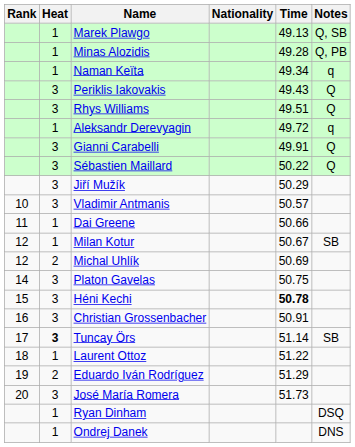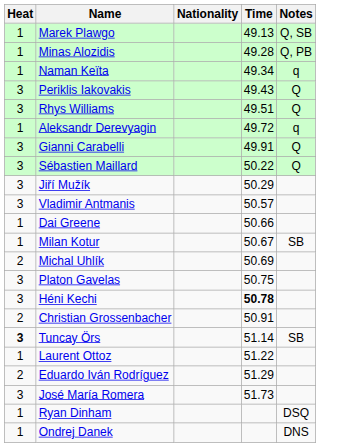- column: (22, 14)
(55, 318) 3 -> (20, 318) 2
